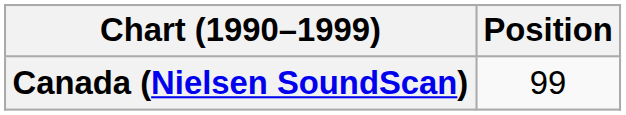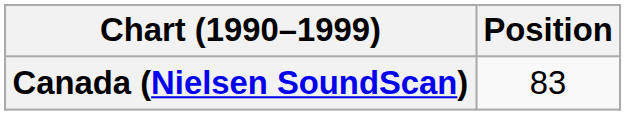(548, 82) 99 -> (548, 82) 83
